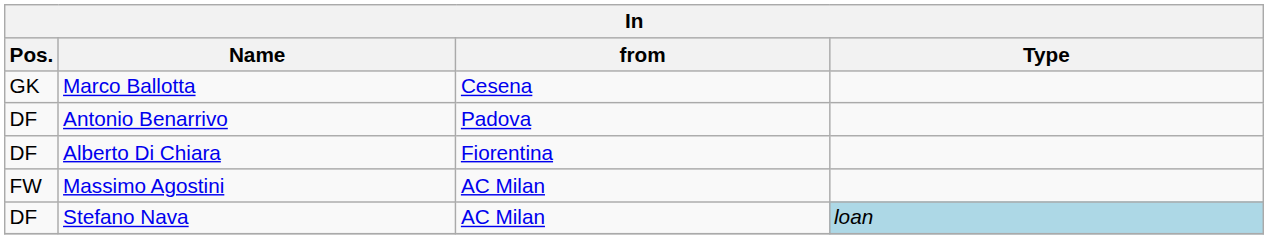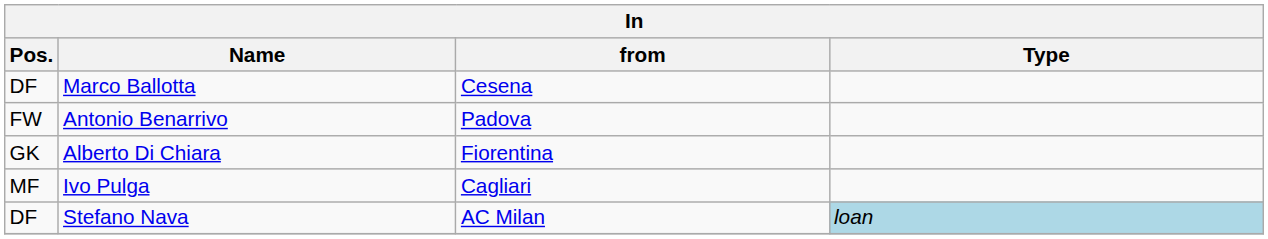(25, 87) GK -> (23, 87) DF
(23, 120) DF -> (26, 120) FW
(23, 153) DF -> (25, 153) GK
+ row: (106, 185)
- row: (144, 185)
